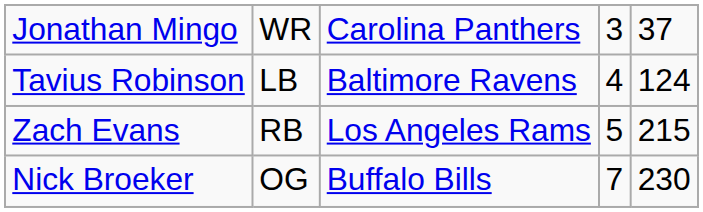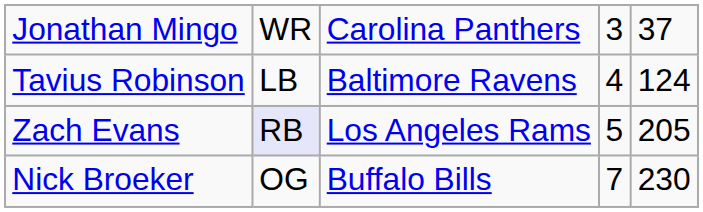(281, 130) no background -> (281, 130) lavender background
(664, 130) 215 -> (664, 130) 205
